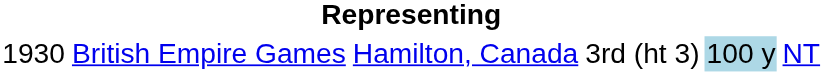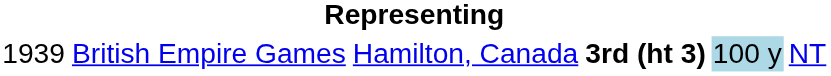(34, 53) 1930 -> (34, 53) 1939
(642, 53) normal -> (646, 53) bold
